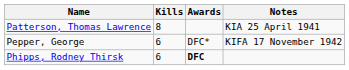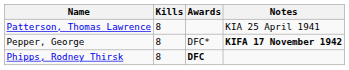(158, 42) 6 -> (158, 42) 8
(284, 42) normal -> (284, 42) bold
(158, 57) 6 -> (158, 57) 8
